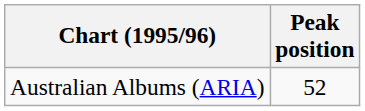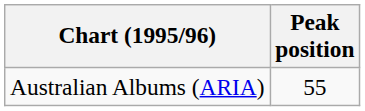(315, 86) 52 -> (315, 86) 55
